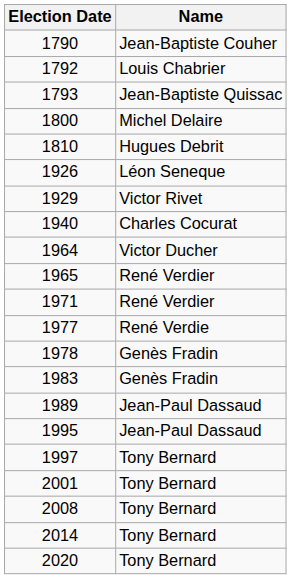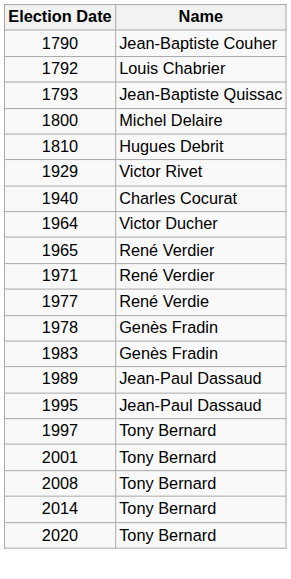- row: (60, 172)
